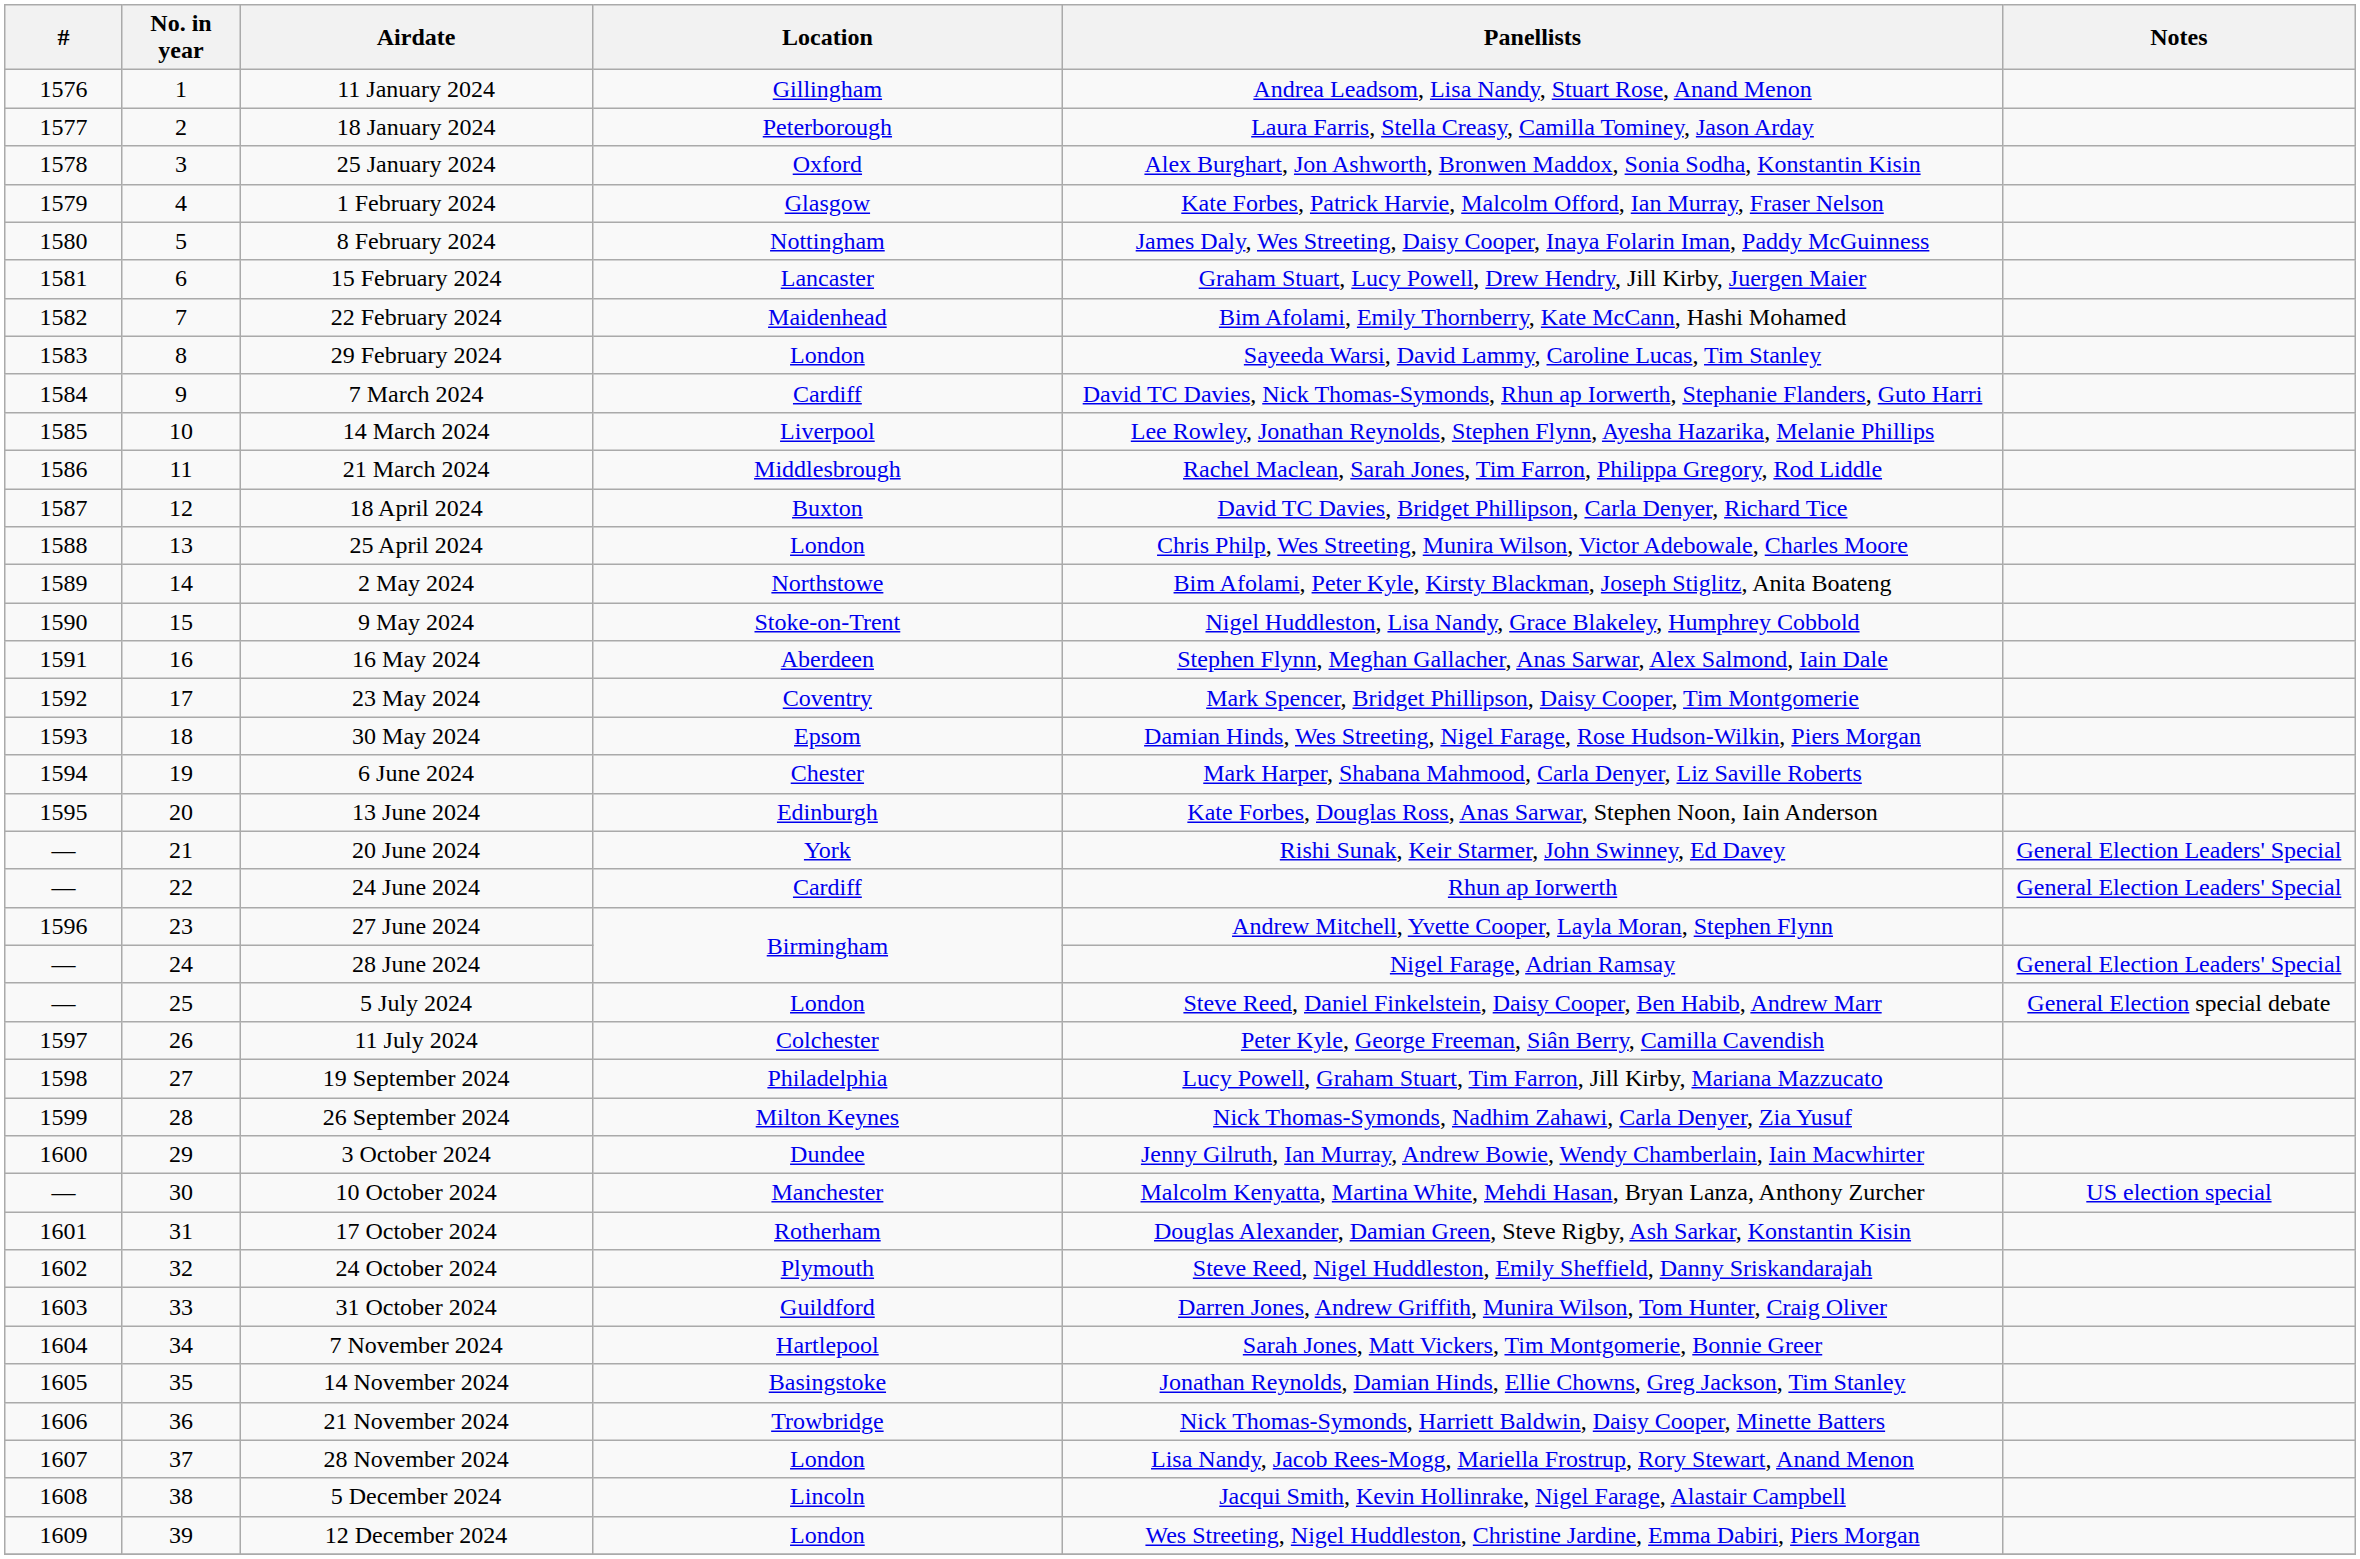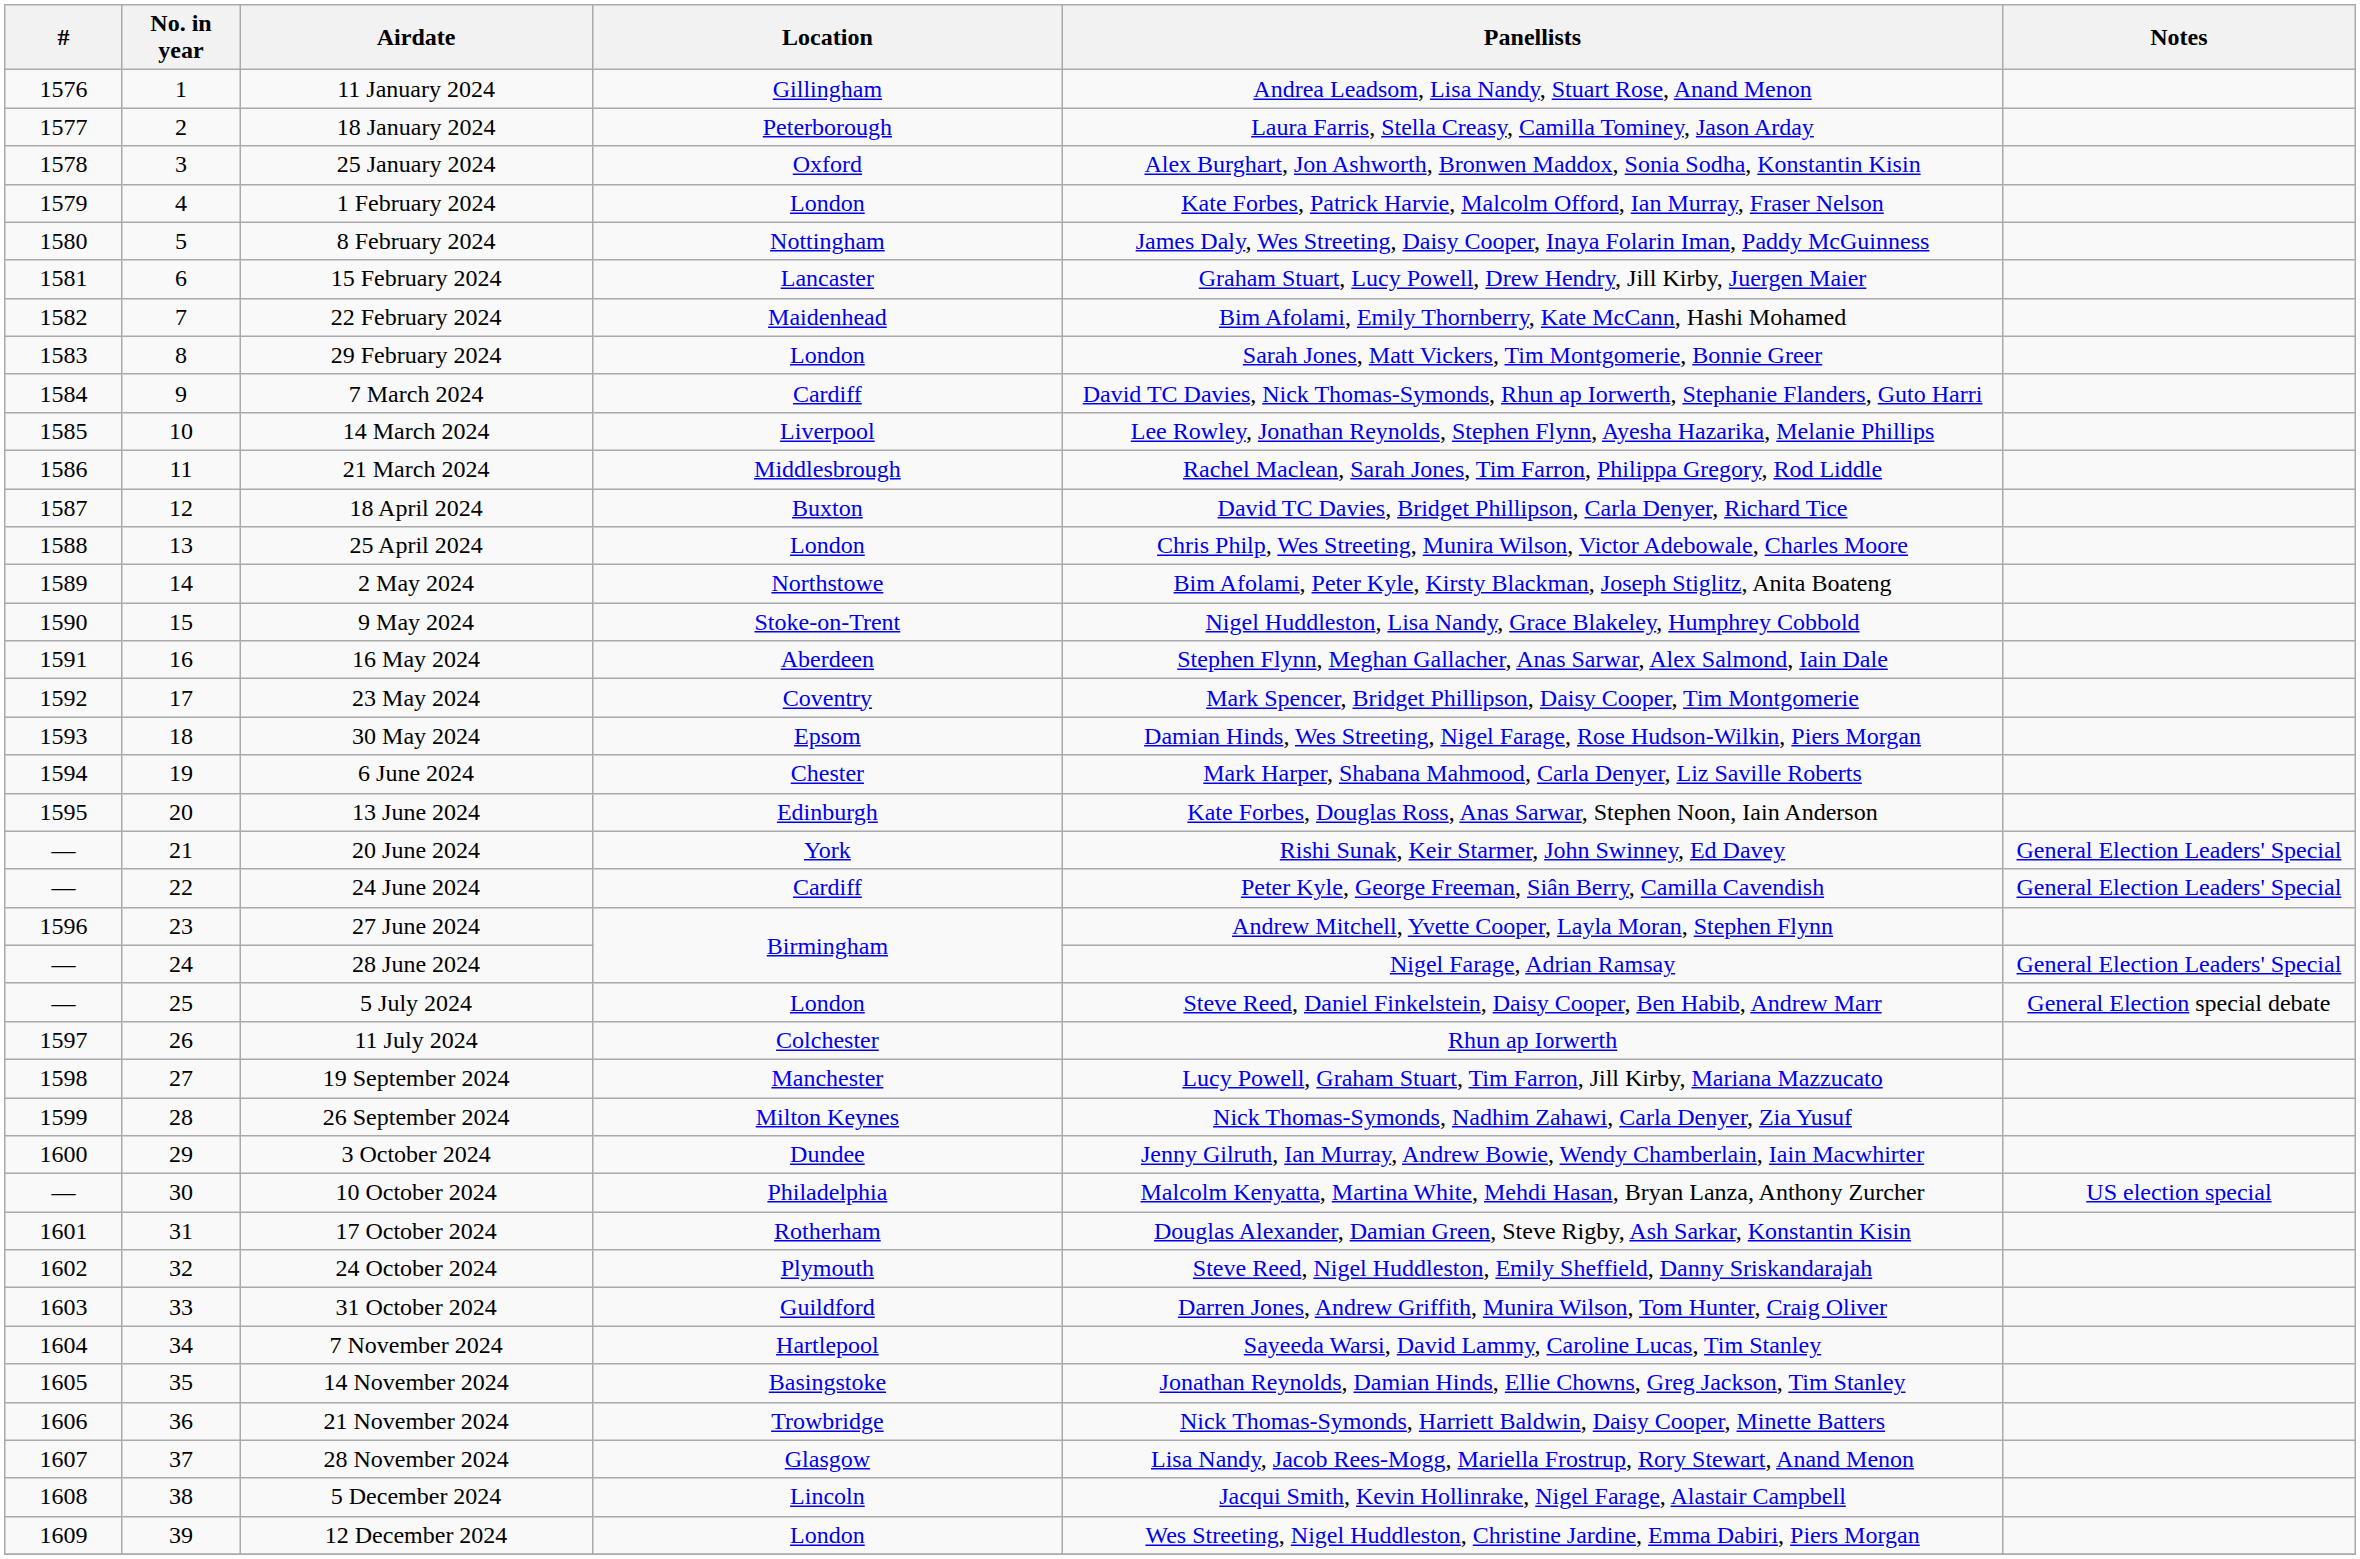(827, 202) Glasgow -> (827, 202) London
(1533, 355) Sayeeda Warsi, David Lammy, Caroline Lucas, Tim Stanley -> (1533, 355) Sarah Jones, Matt Vickers, Tim Montgomerie, Bonnie Greer
(1533, 887) Rhun ap Iorwerth -> (1533, 887) Peter Kyle, George Freeman, Siân Berry, Camilla Cavendish
(1533, 1040) Peter Kyle, George Freeman, Siân Berry, Camilla Cavendish -> (1533, 1040) Rhun ap Iorwerth
(827, 1078) Philadelphia -> (827, 1078) Manchester
(827, 1192) Manchester -> (827, 1192) Philadelphia
(1533, 1344) Sarah Jones, Matt Vickers, Tim Montgomerie, Bonnie Greer -> (1533, 1344) Sayeeda Warsi, David Lammy, Caroline Lucas, Tim Stanley
(827, 1458) London -> (827, 1458) Glasgow
